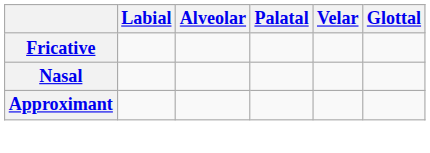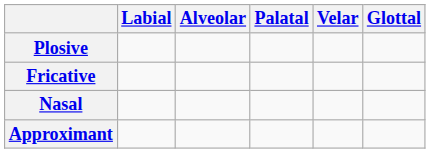+ row: (61, 47)
